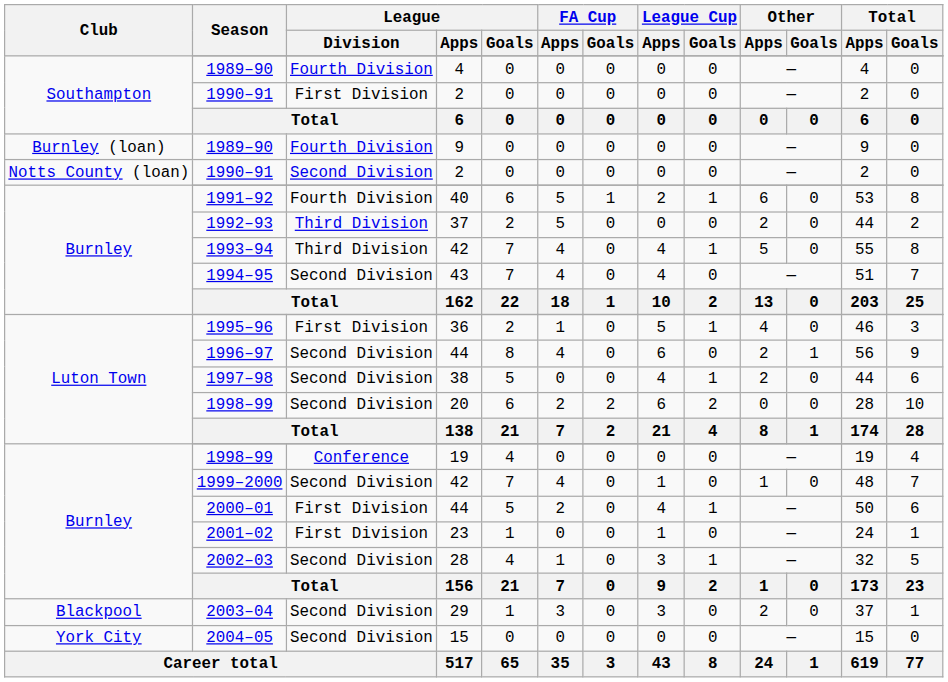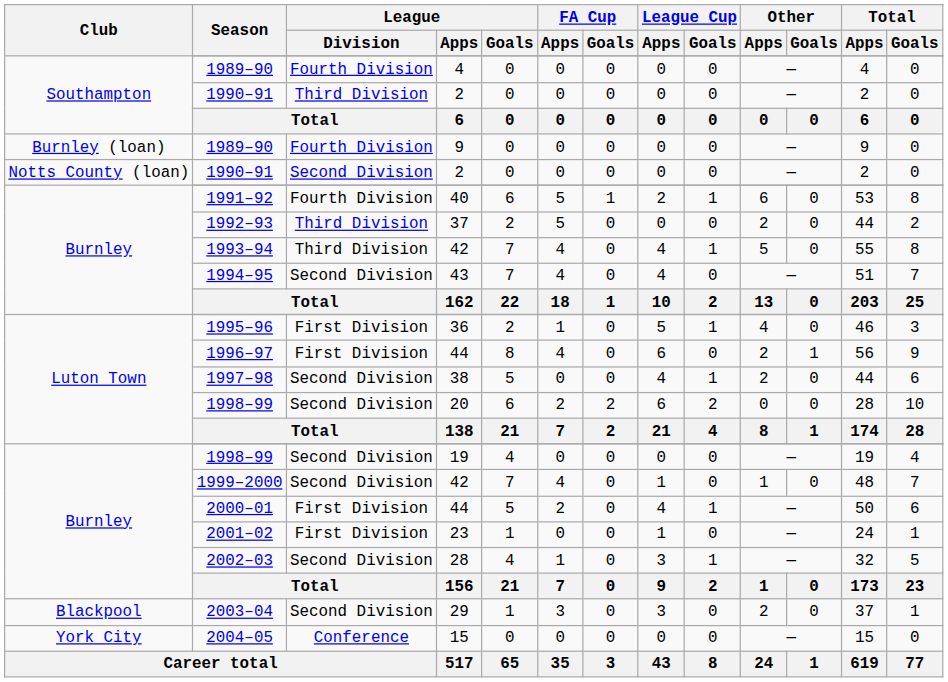(361, 95) First Division -> (361, 95) Third Division
(361, 354) Second Division -> (361, 354) First Division
(361, 457) Conference -> (361, 457) Second Division
(361, 638) Second Division -> (361, 638) Conference
